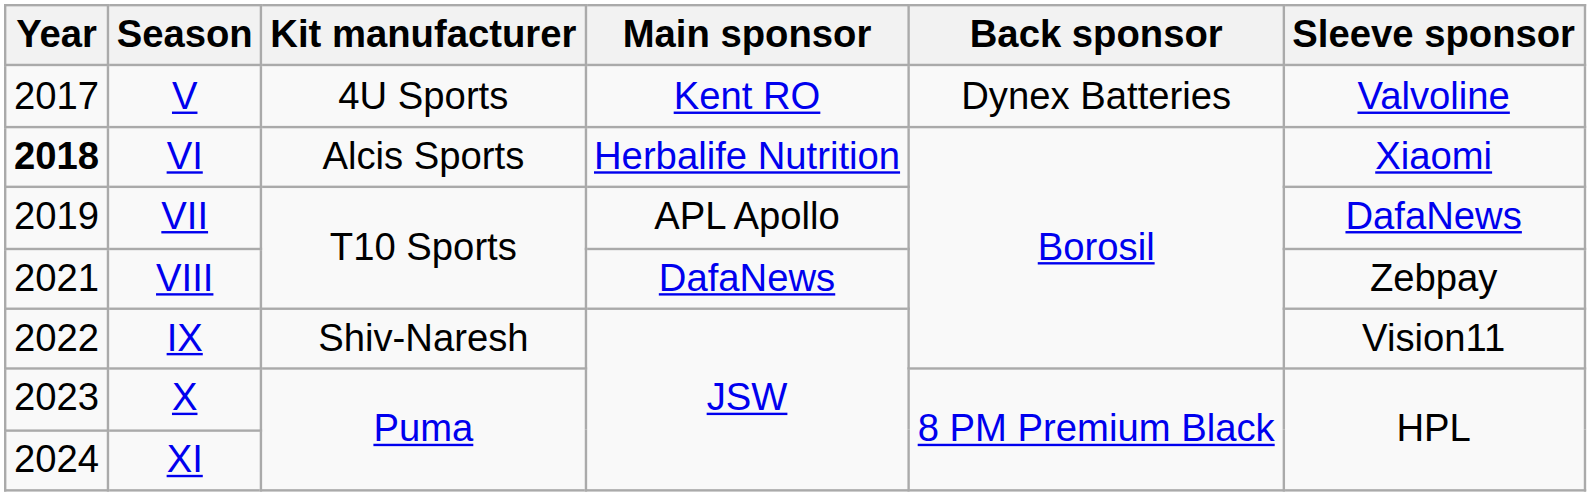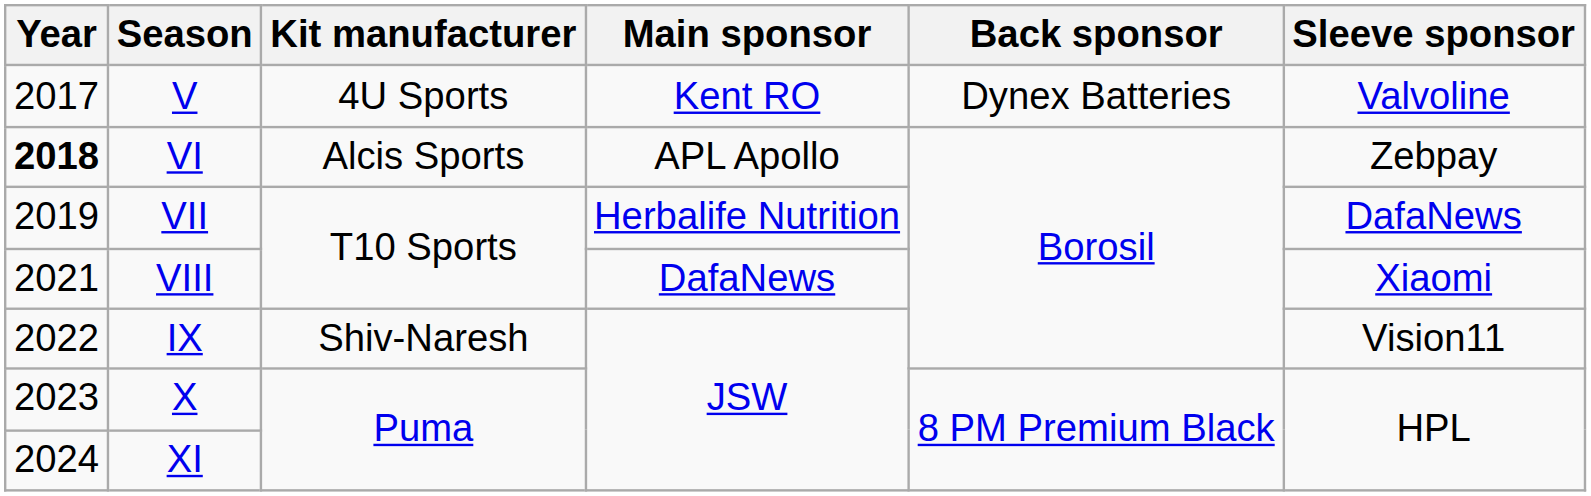(747, 156) Herbalife Nutrition -> (747, 156) APL Apollo
(1434, 156) Xiaomi -> (1434, 156) Zebpay
(747, 216) APL Apollo -> (747, 216) Herbalife Nutrition
(1434, 277) Zebpay -> (1434, 277) Xiaomi
